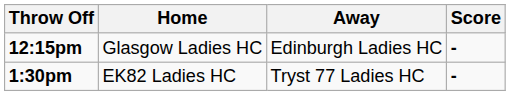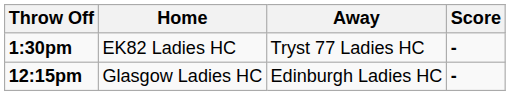rows swapped: (45, 47) <-> (40, 76)
